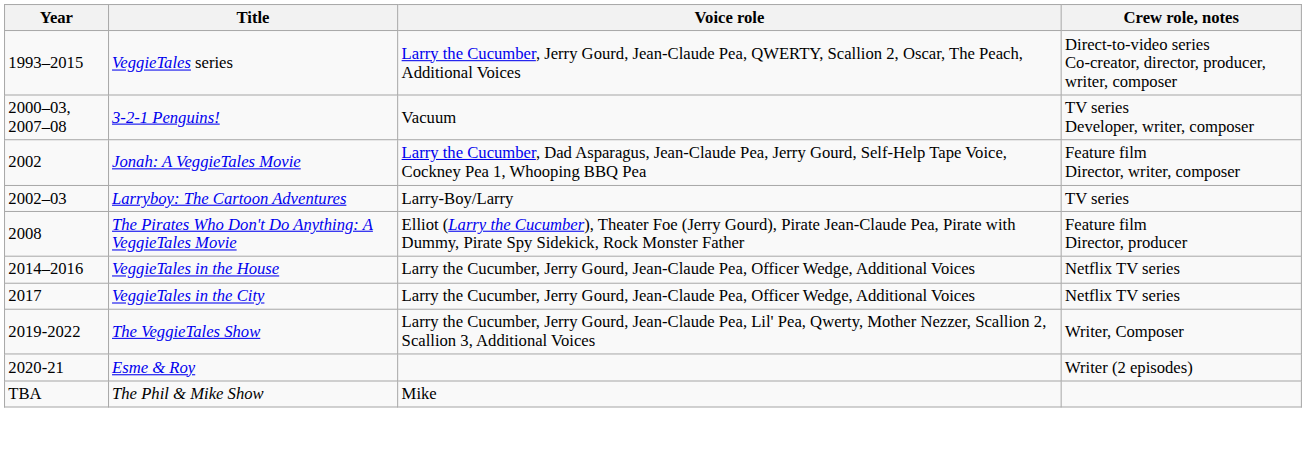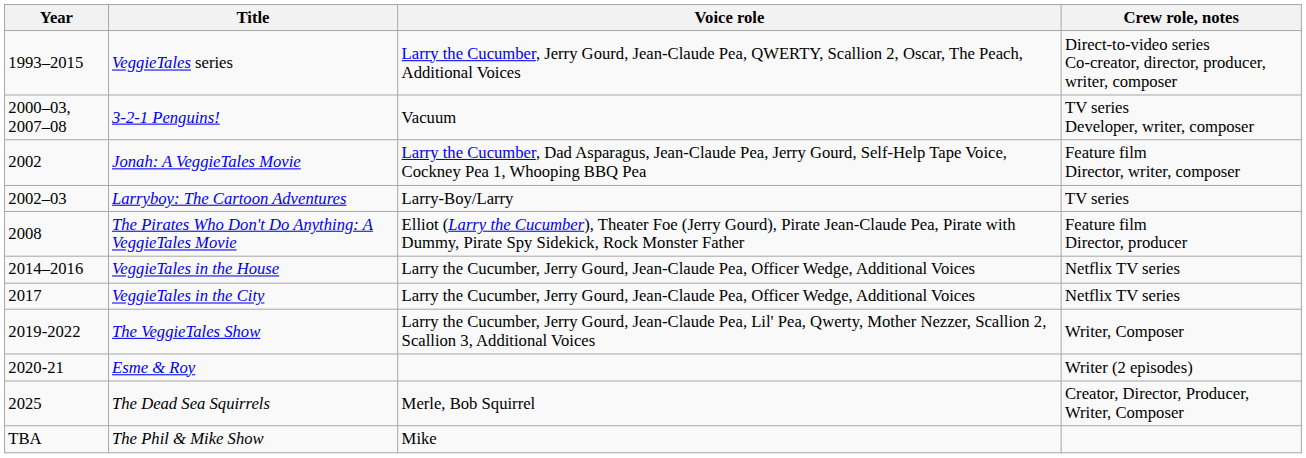+ row: (191, 403)
